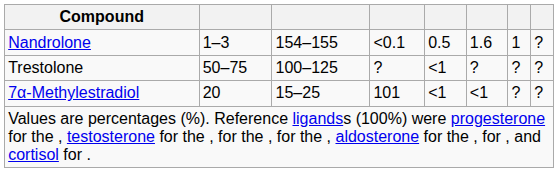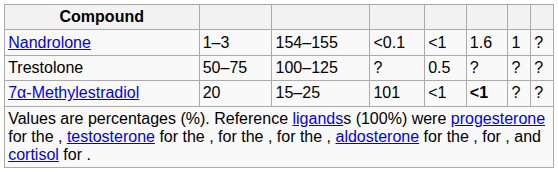(439, 42) 0.5 -> (437, 42) <1
(437, 67) <1 -> (439, 67) 0.5
(479, 93) normal -> (479, 93) bold
